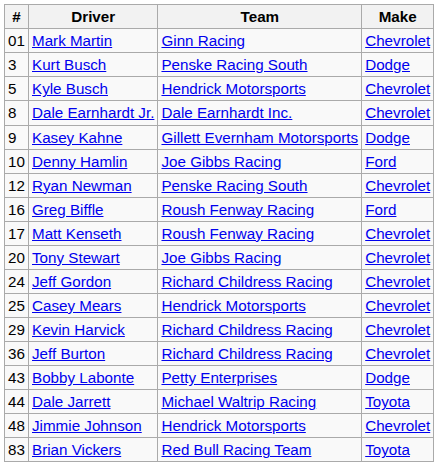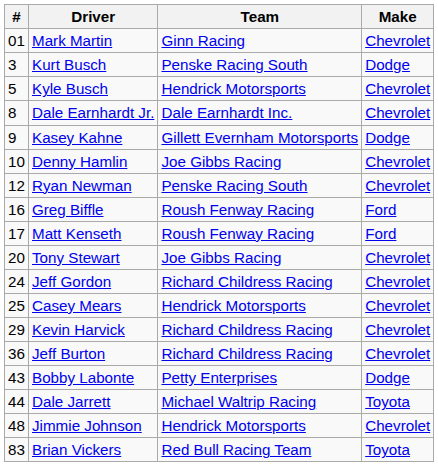(381, 161) Ford -> (398, 161) Chevrolet
(398, 233) Chevrolet -> (381, 233) Ford
